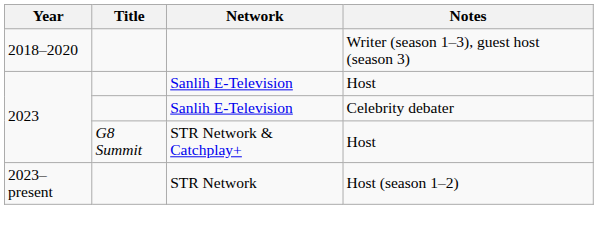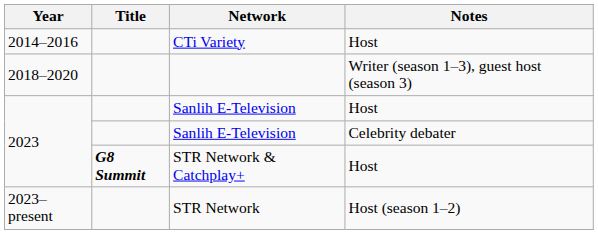+ row: (209, 41)
(119, 141) normal -> (120, 166) bold
